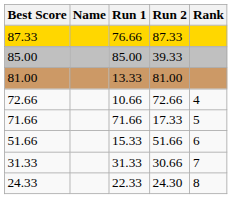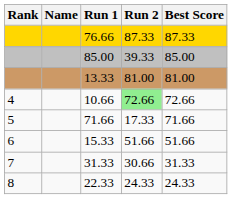columns swapped: (208, 15) <-> (37, 15)
(167, 99) no background -> (139, 99) lightgreen background
(167, 183) 24.30 -> (139, 183) 24.33
